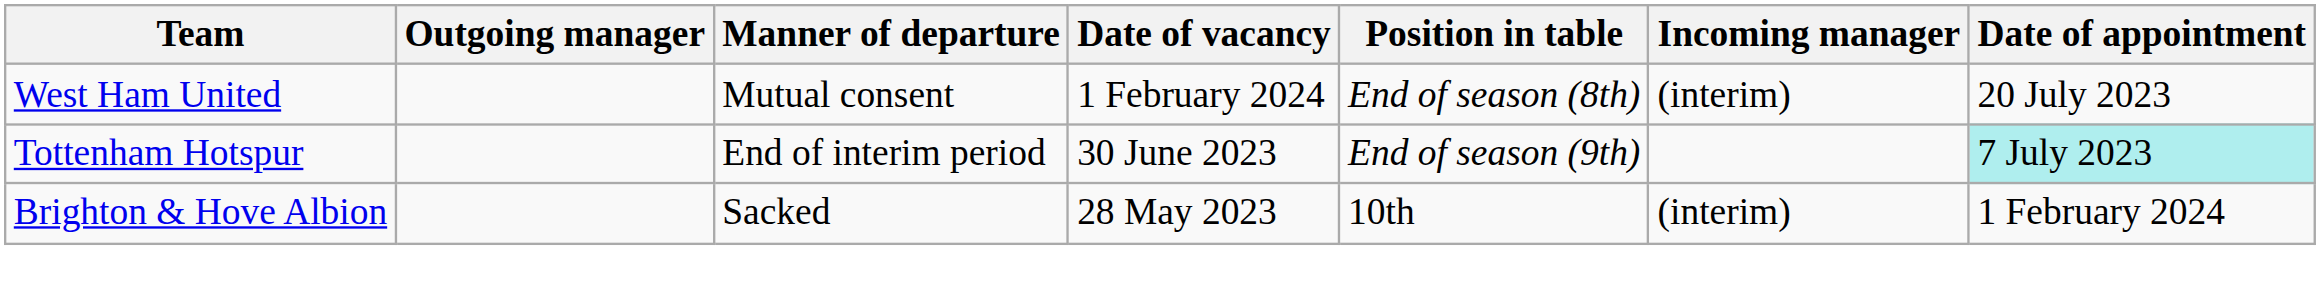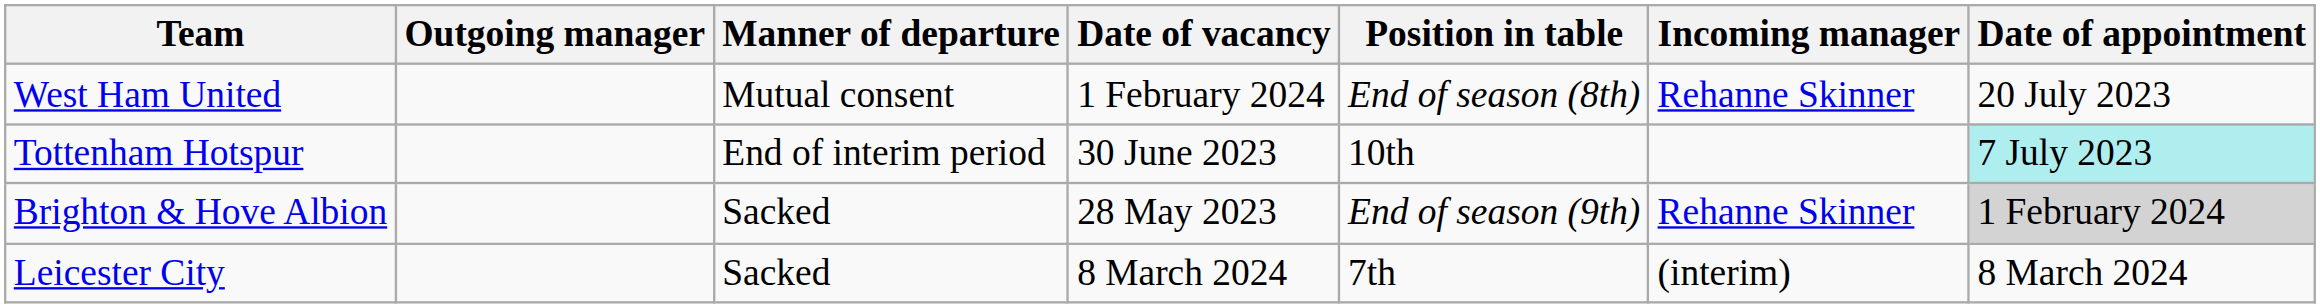(1724, 93) (interim) -> (1786, 93) Rehanne Skinner
(1494, 152) End of season (9th) -> (1381, 152) 10th
(1381, 212) 10th -> (1494, 212) End of season (9th)
(1724, 212) (interim) -> (1786, 212) Rehanne Skinner
(2101, 212) no background -> (2101, 212) lightgrey background
+ row: (119, 271)
